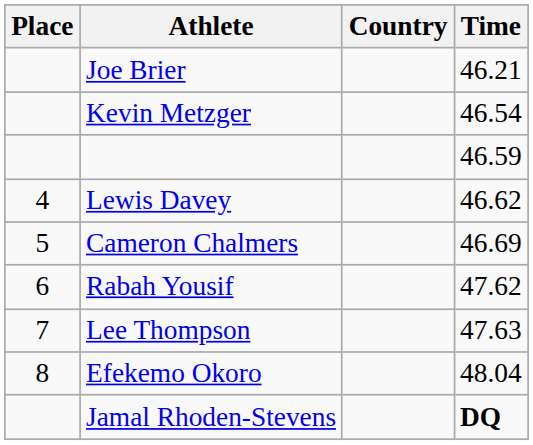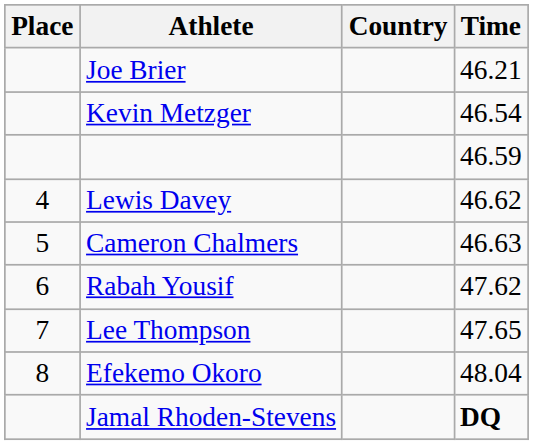(491, 243) 46.69 -> (491, 243) 46.63
(491, 329) 47.63 -> (491, 329) 47.65
